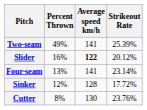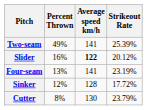(124, 71) 23.14% -> (124, 71) 23.19%
(124, 98) 23.76% -> (124, 98) 23.79%
